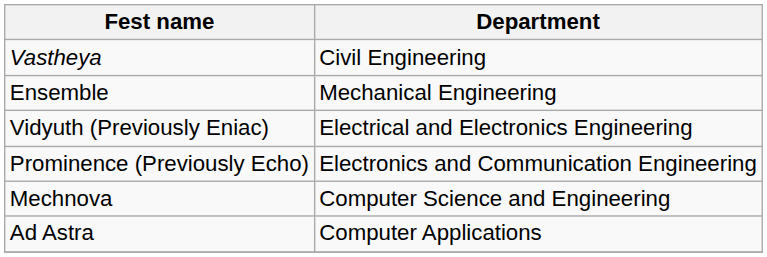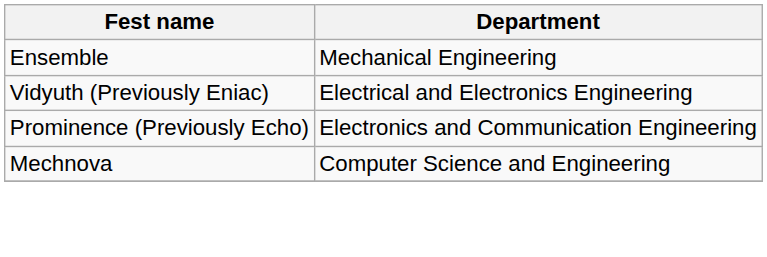- row: (56, 57)
- row: (52, 233)
